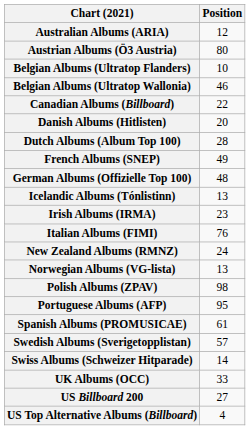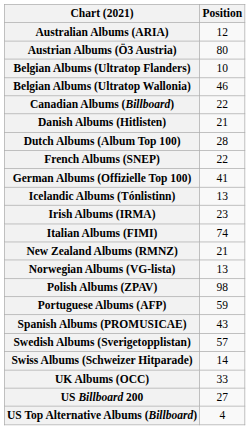(222, 123) 20 -> (222, 123) 21
(222, 159) 49 -> (222, 159) 22
(222, 178) 48 -> (222, 178) 41
(222, 232) 76 -> (222, 232) 74
(222, 251) 24 -> (222, 251) 21
(222, 305) 95 -> (222, 305) 59
(222, 324) 61 -> (222, 324) 43
